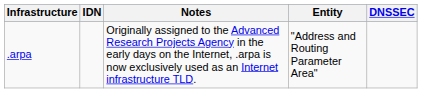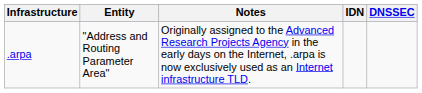columns swapped: (327, 13) <-> (92, 13)
